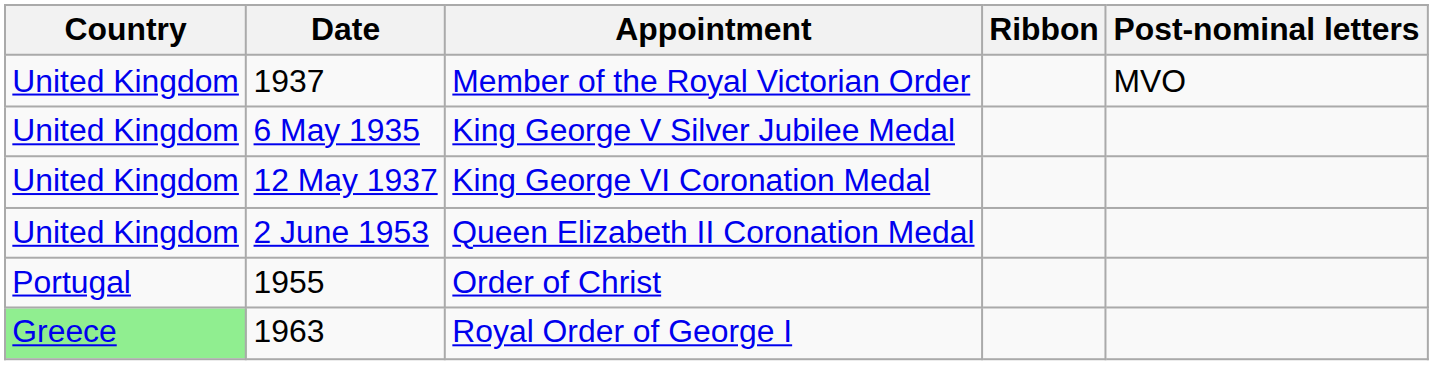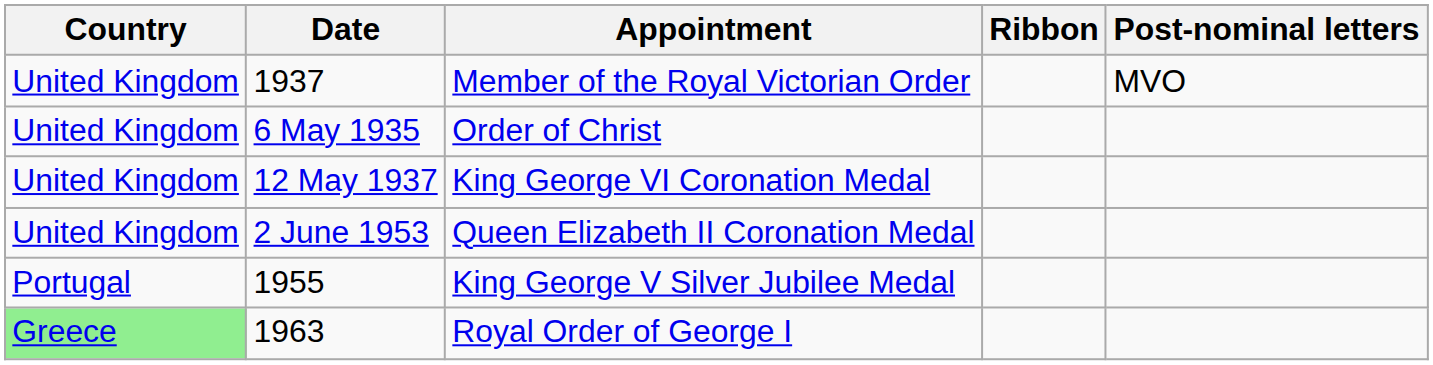(704, 130) King George V Silver Jubilee Medal -> (557, 130) Order of Christ
(557, 282) Order of Christ -> (704, 282) King George V Silver Jubilee Medal
